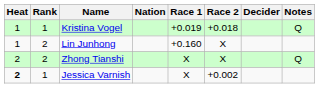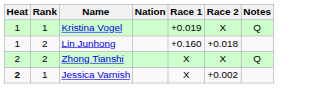- column: (262, 12)
(223, 28) +0.018 -> (223, 28) X
(223, 43) X -> (223, 43) +0.018
